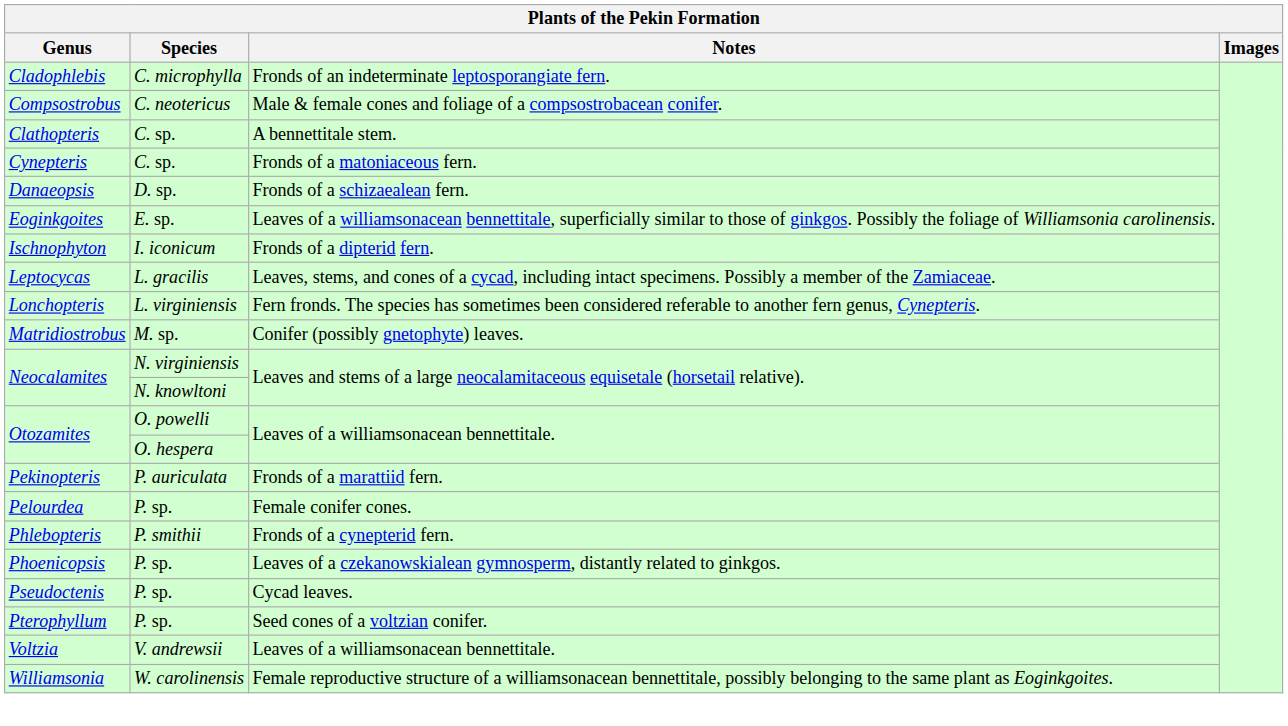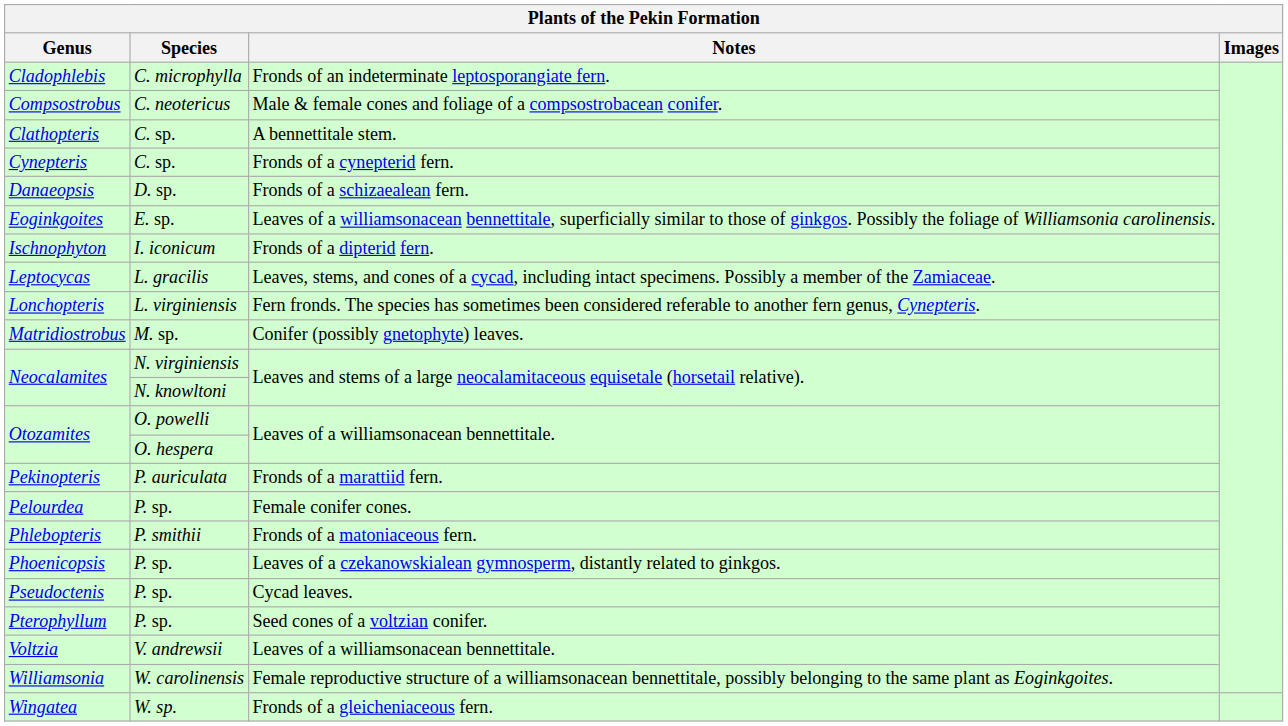(365, 162) Fronds of a matoniaceous fern. -> (353, 162) Fronds of a cynepterid fern.
(353, 534) Fronds of a cynepterid fern. -> (365, 534) Fronds of a matoniaceous fern.
+ row: (43, 707)
